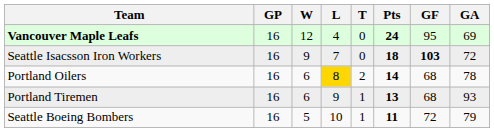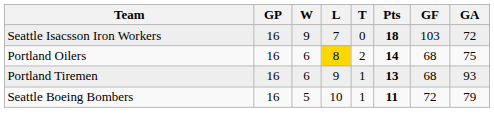- row: (73, 35)
(430, 55) bold -> (430, 35) normal
(470, 76) 78 -> (470, 55) 75
